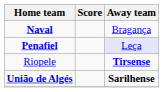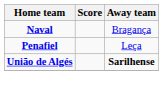(131, 45) lavender background -> (131, 45) no background
- row: (40, 62)
